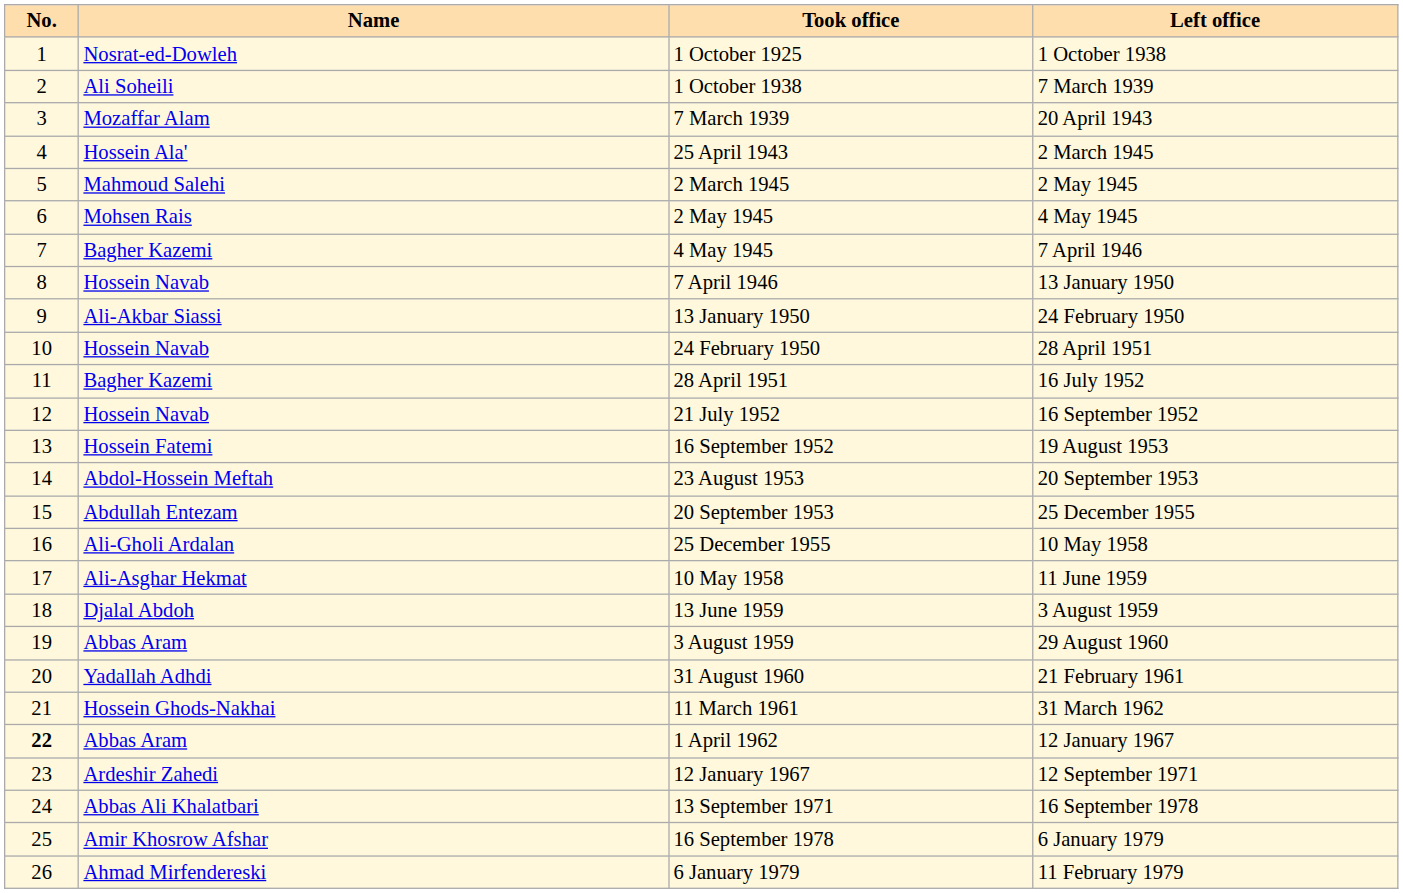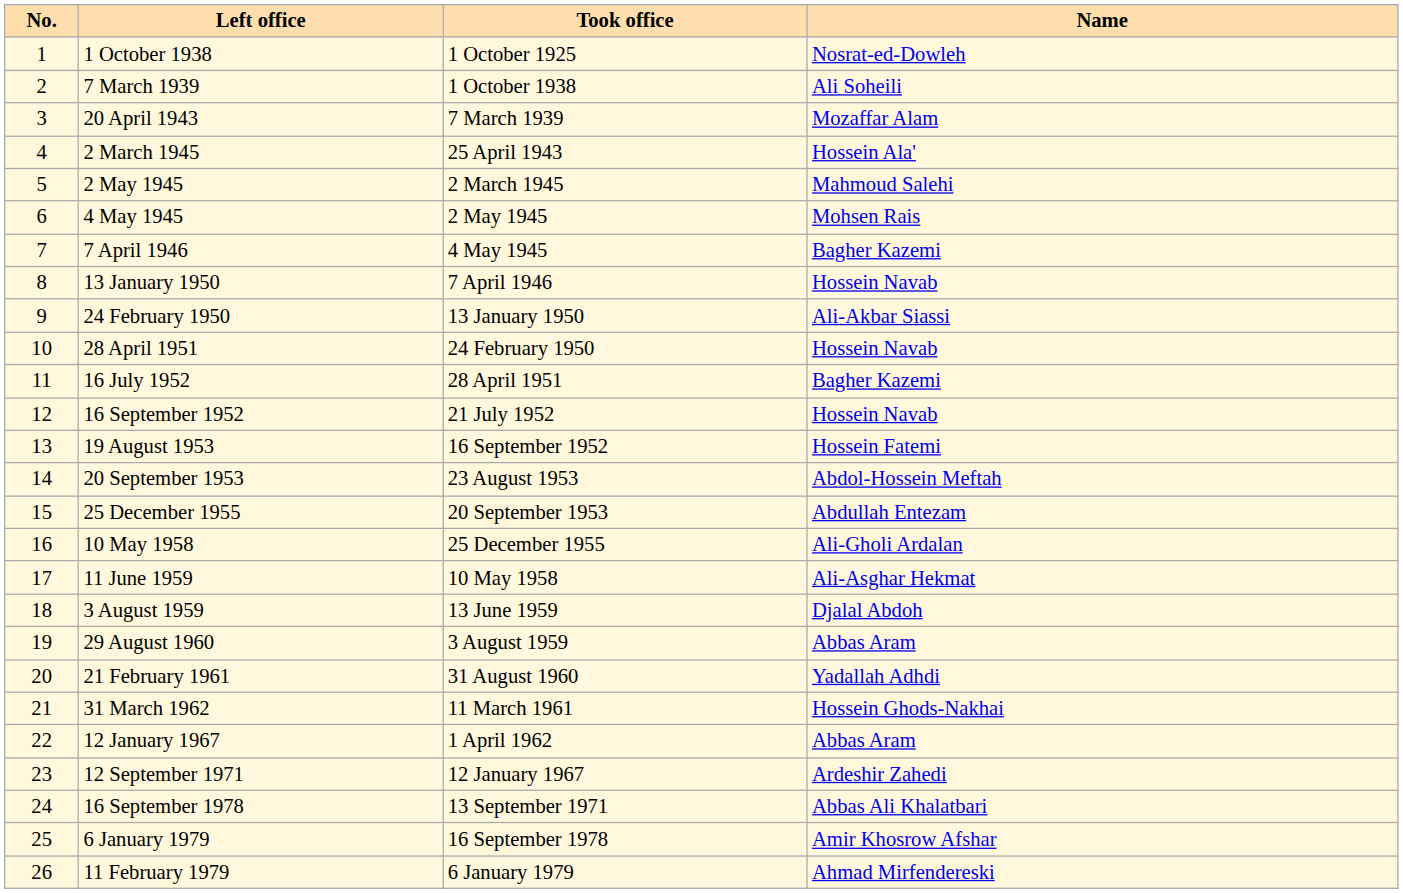columns swapped: (374, 20) <-> (1215, 20)
(42, 741) bold -> (42, 741) normal
